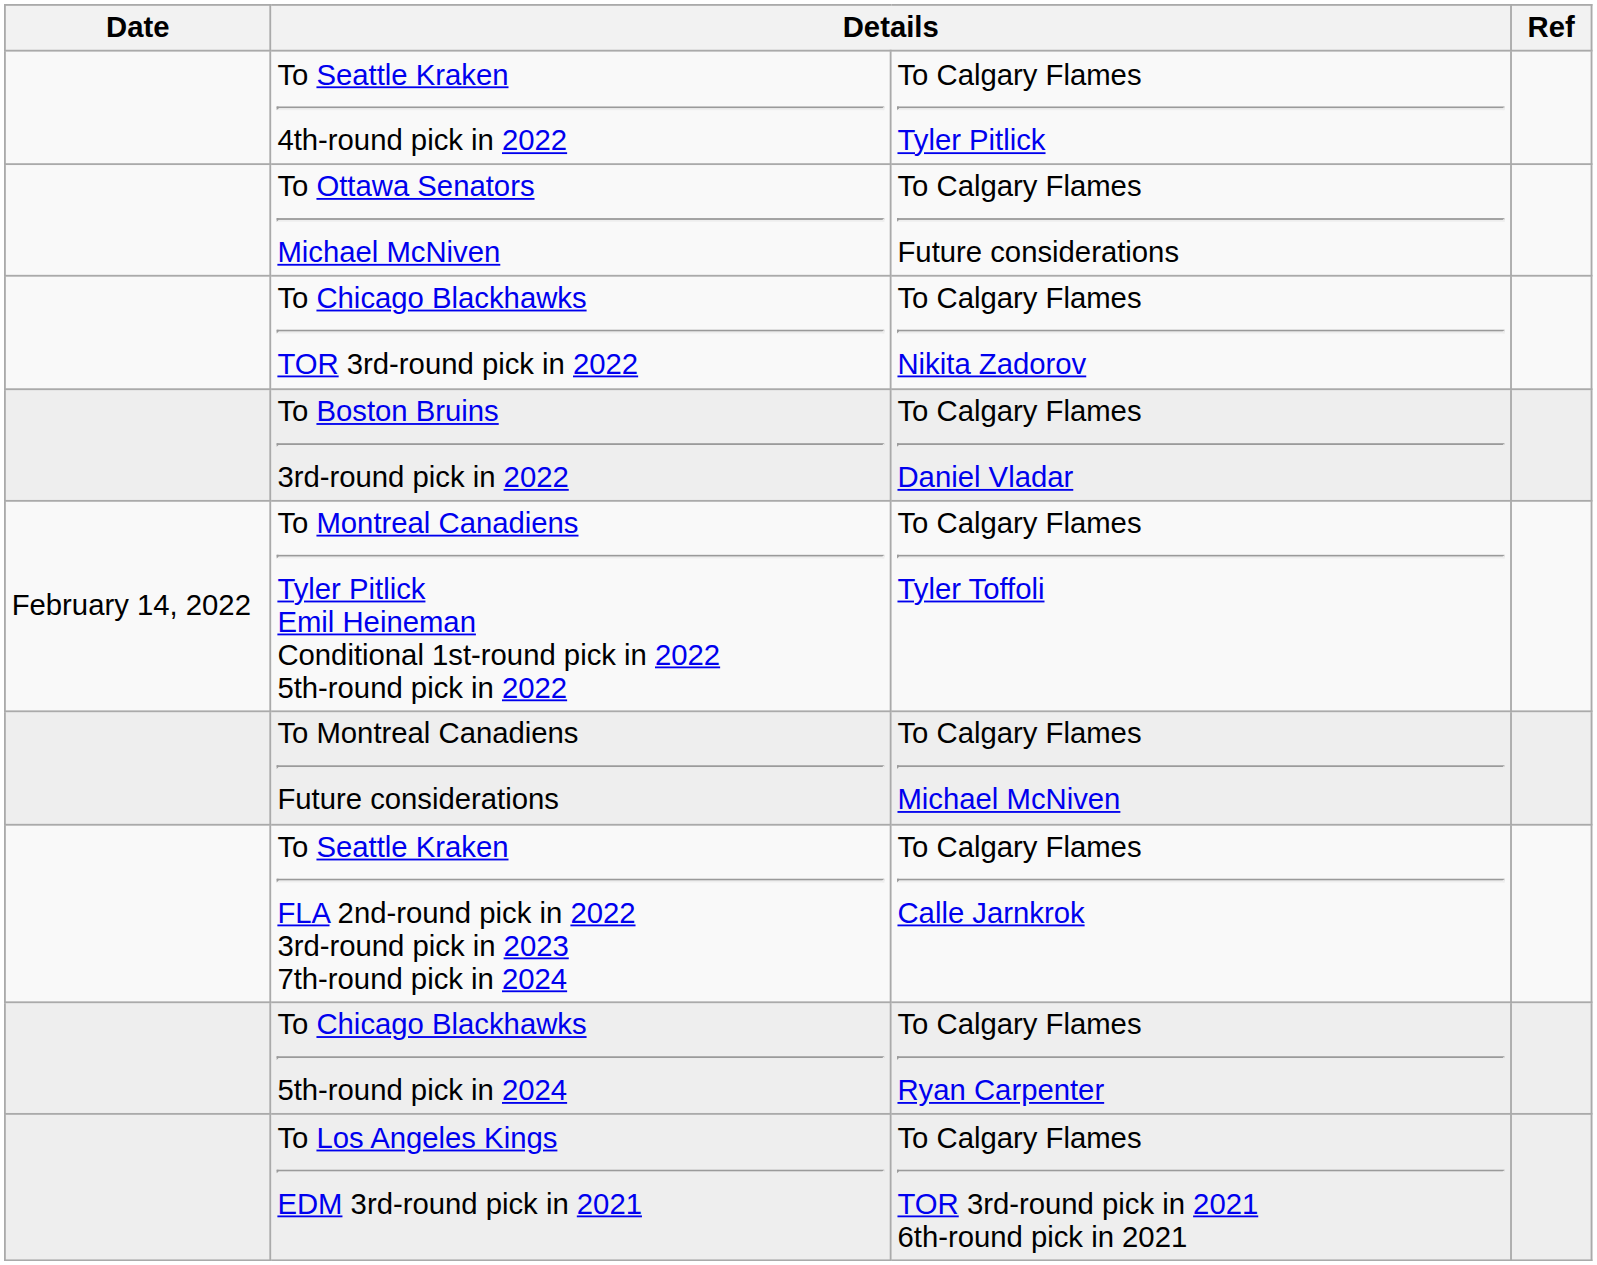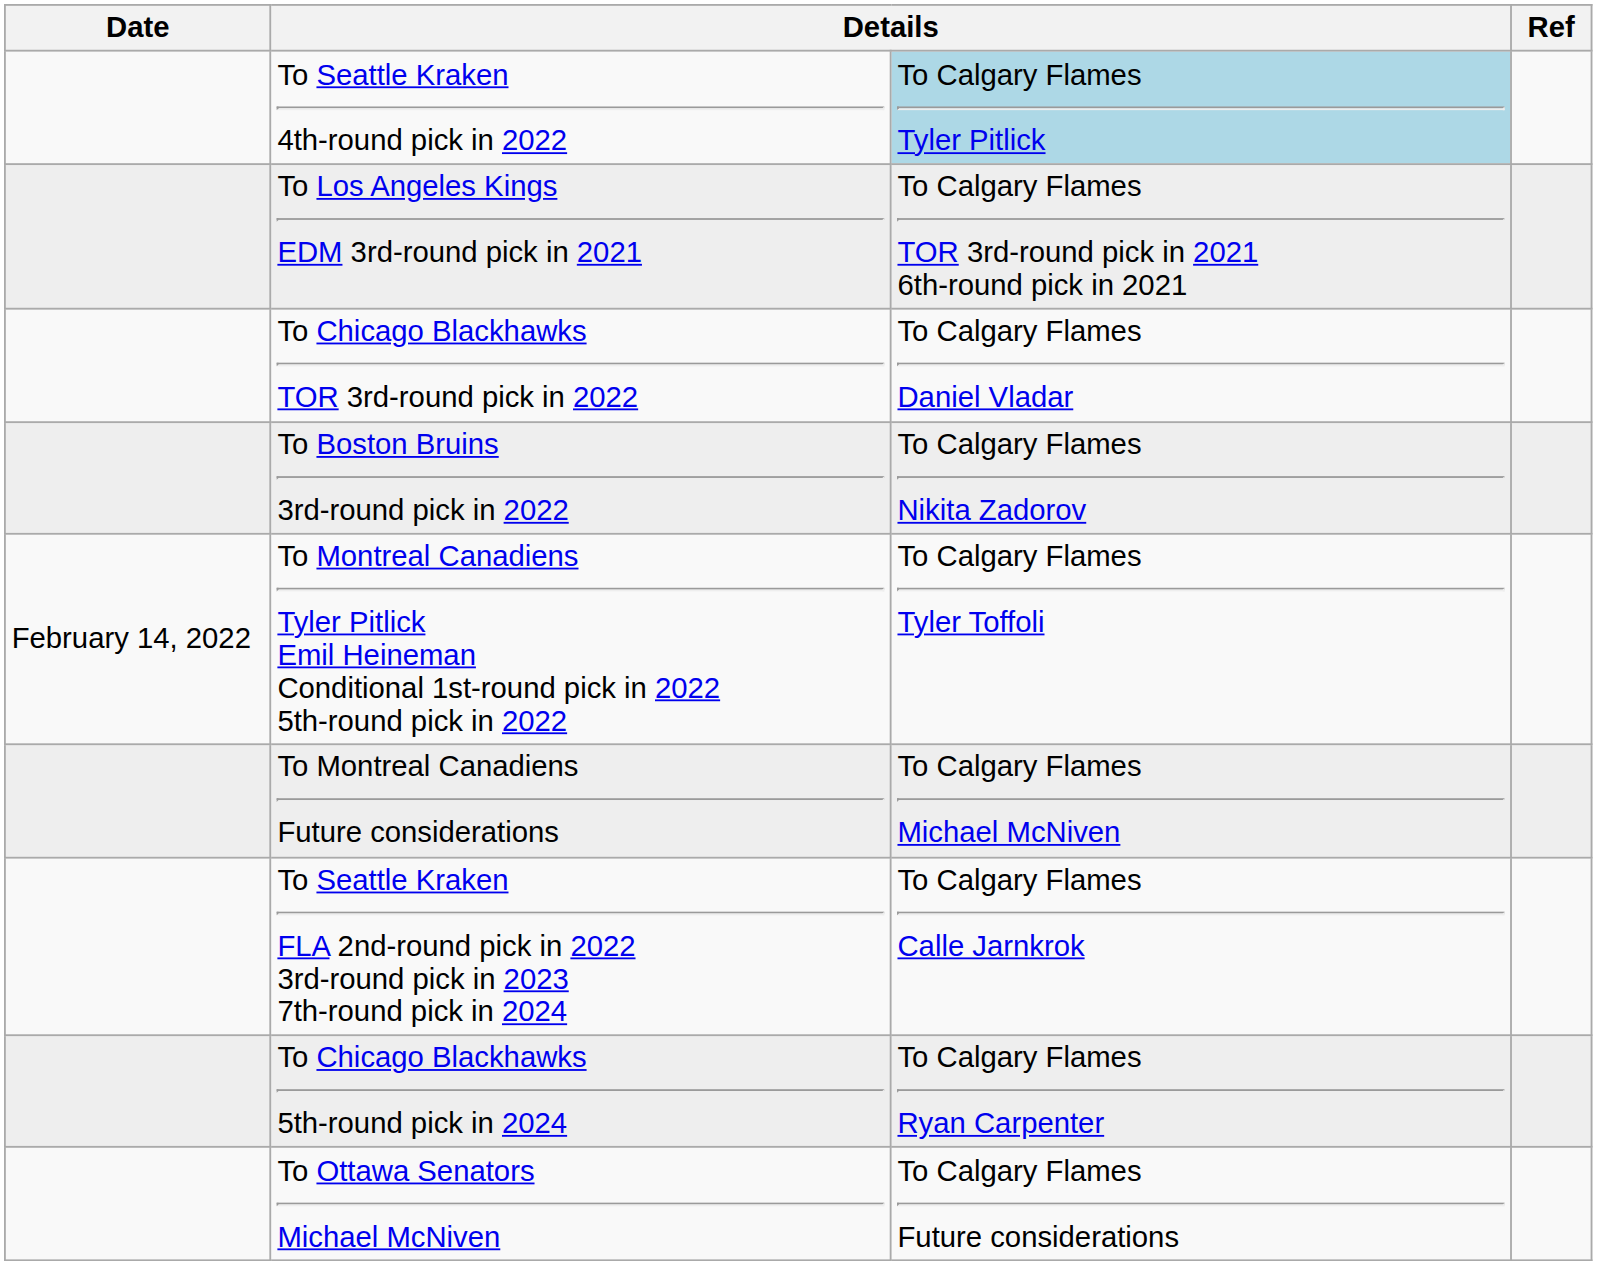(1201, 107) no background -> (1201, 107) lightblue background
rows swapped: (581, 1170) <-> (581, 219)
(1201, 331) To Calgary Flames Nikita Zadorov -> (1201, 364) To Calgary Flames Daniel Vladar
(1201, 444) To Calgary Flames Daniel Vladar -> (1201, 476) To Calgary Flames Nikita Zadorov
